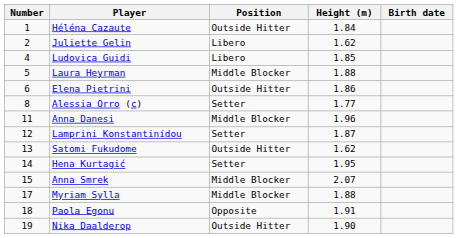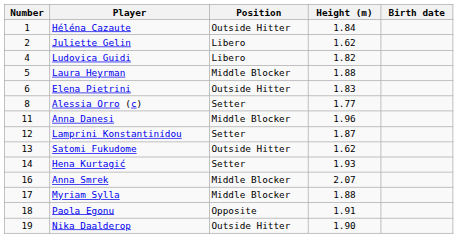(344, 58) 1.85 -> (344, 58) 1.82
(344, 88) 1.86 -> (344, 88) 1.83
(344, 165) 1.95 -> (344, 165) 1.93
(27, 180) 15 -> (27, 180) 16
